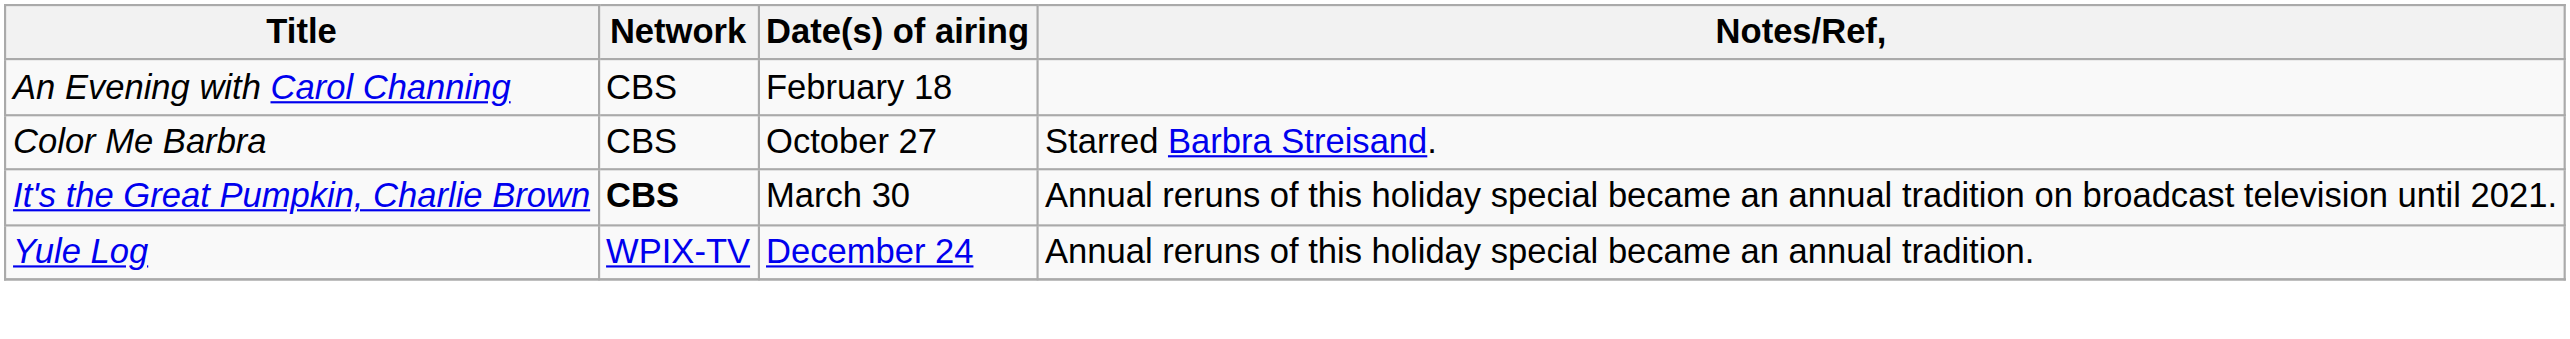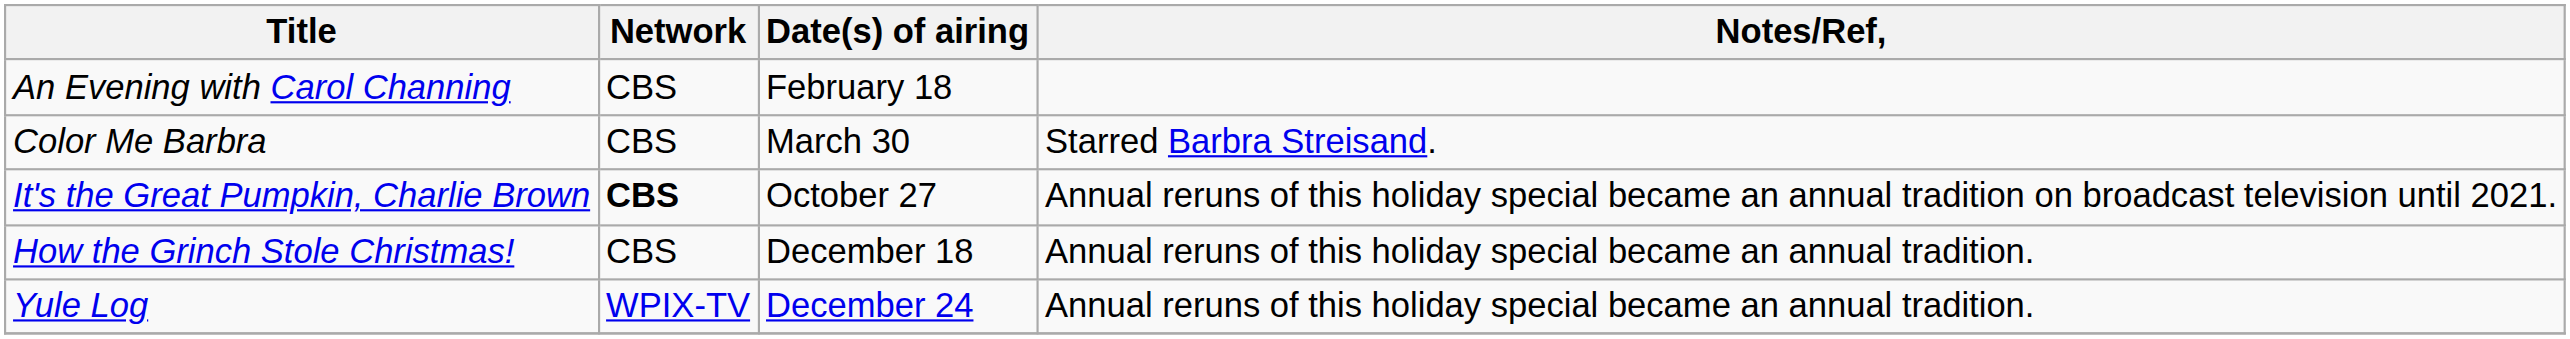(851, 141) October 27 -> (838, 141) March 30
(838, 196) March 30 -> (851, 196) October 27
+ row: (264, 251)
